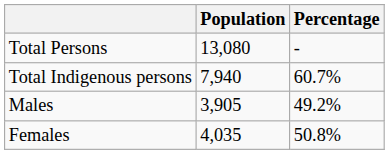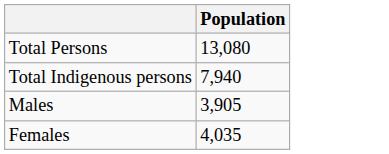- column: (337, 18)
